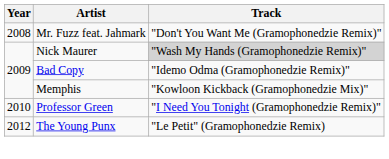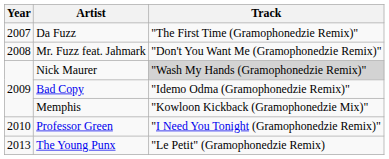+ row: (56, 32)
(19, 126) 2012 -> (19, 145) 2013
